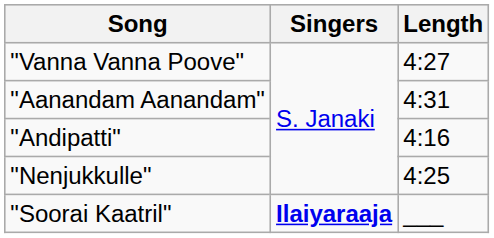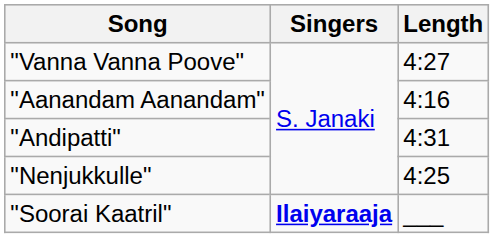(427, 100) 4:31 -> (427, 100) 4:16
(427, 138) 4:16 -> (427, 138) 4:31
